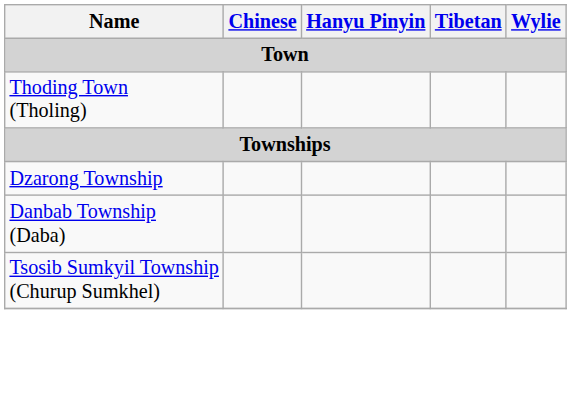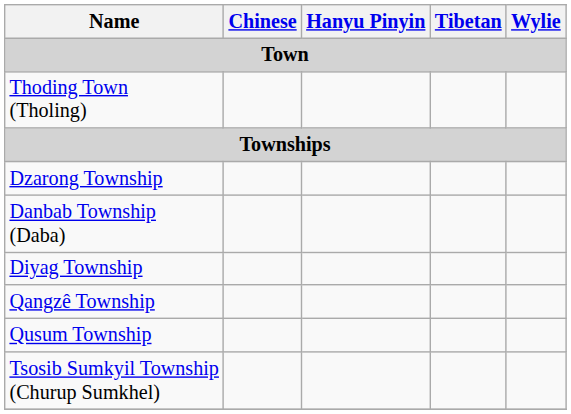+ row: (76, 268)
+ row: (82, 301)
+ row: (80, 335)
